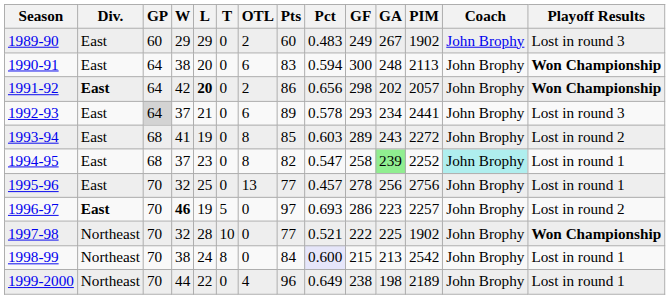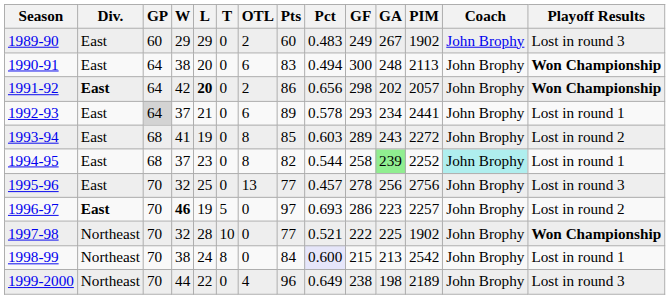(325, 64) 0.594 -> (325, 64) 0.494
(578, 112) Lost in round 3 -> (578, 112) Lost in round 1
(325, 161) 0.547 -> (325, 161) 0.544
(578, 185) Lost in round 1 -> (578, 185) Lost in round 3
(578, 281) Lost in round 1 -> (578, 281) Lost in round 3
